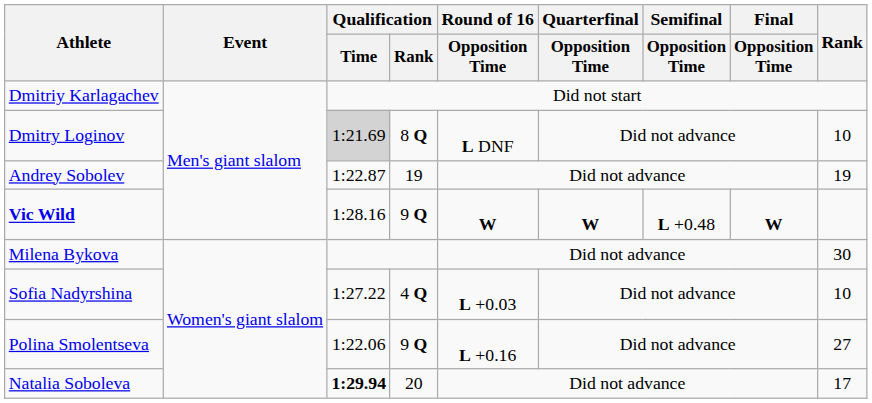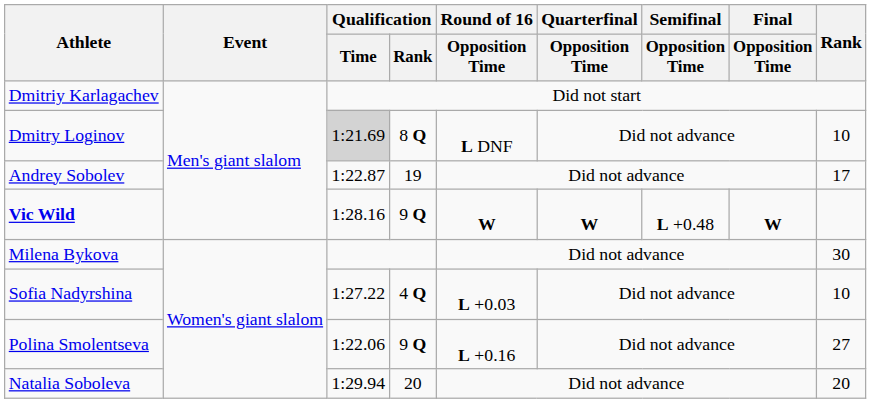(842, 175) 19 -> (841, 175) 17
(359, 384) bold -> (358, 384) normal
(842, 384) 17 -> (841, 384) 20
